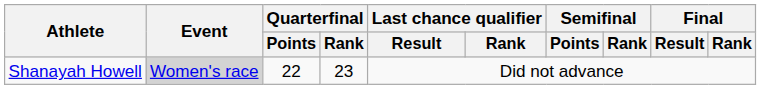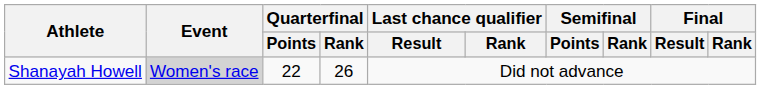(344, 71) 23 -> (344, 71) 26
